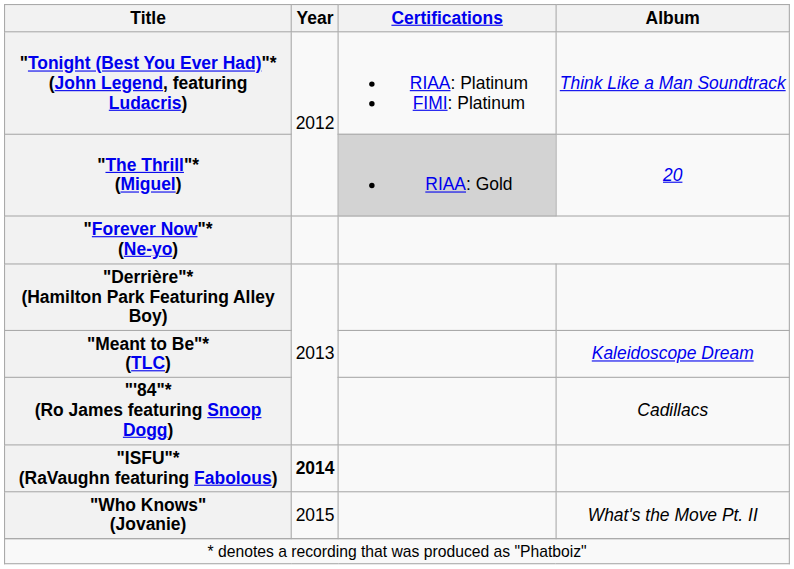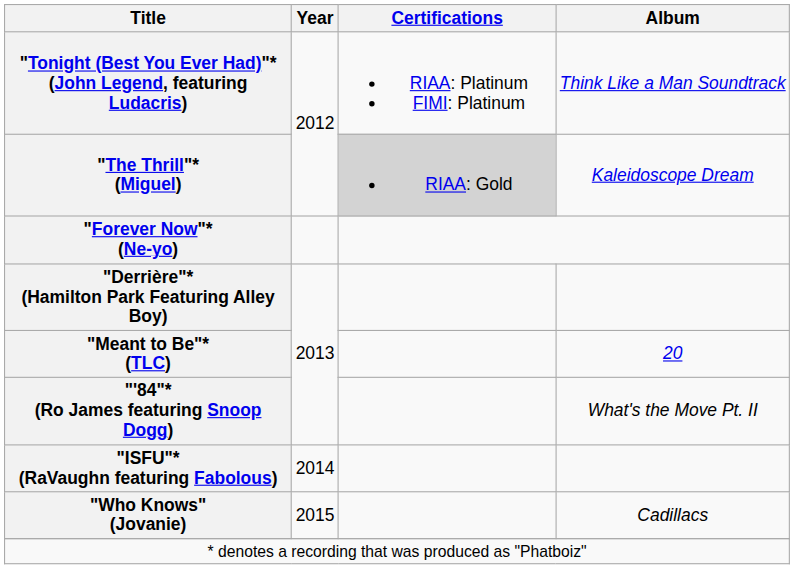(673, 175) 20 -> (673, 175) Kaleidoscope Dream
(673, 353) Kaleidoscope Dream -> (673, 353) 20
(673, 411) Cadillacs -> (673, 411) What's the Move Pt. II
(315, 468) bold -> (315, 468) normal
(673, 515) What's the Move Pt. II -> (673, 515) Cadillacs
